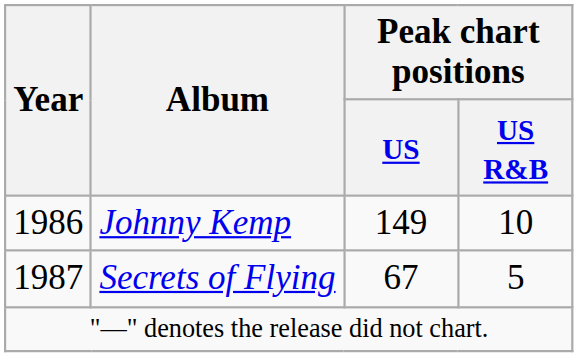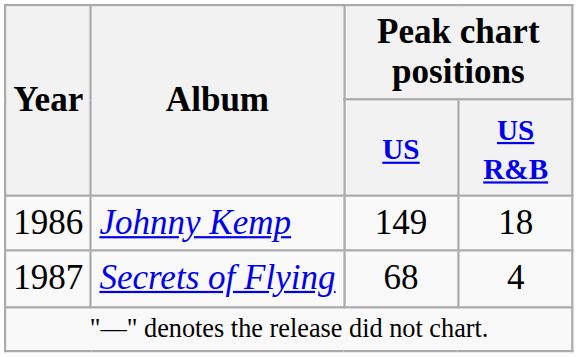(516, 222) 10 -> (516, 222) 18
(401, 277) 67 -> (401, 277) 68
(516, 277) 5 -> (516, 277) 4
